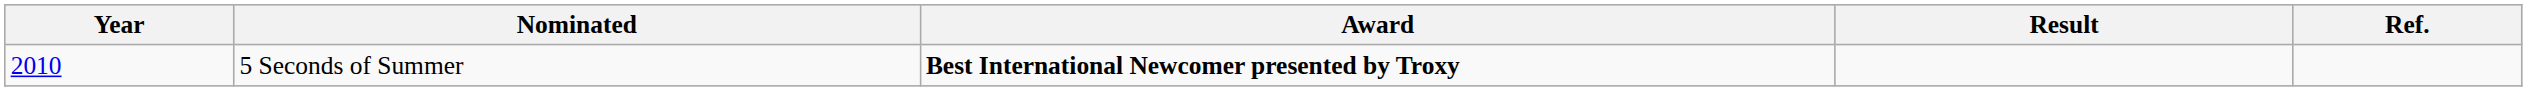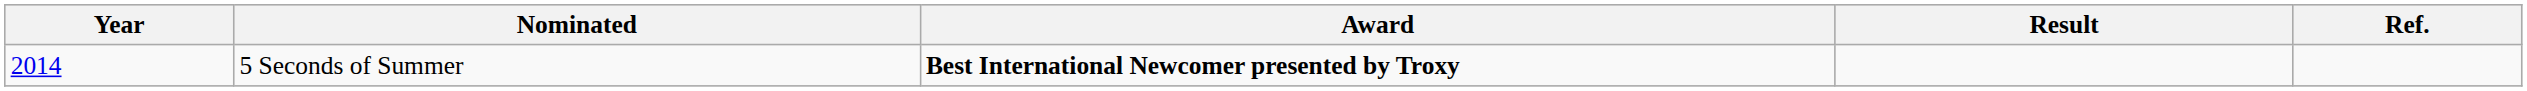(36, 65) 2010 -> (36, 65) 2014
